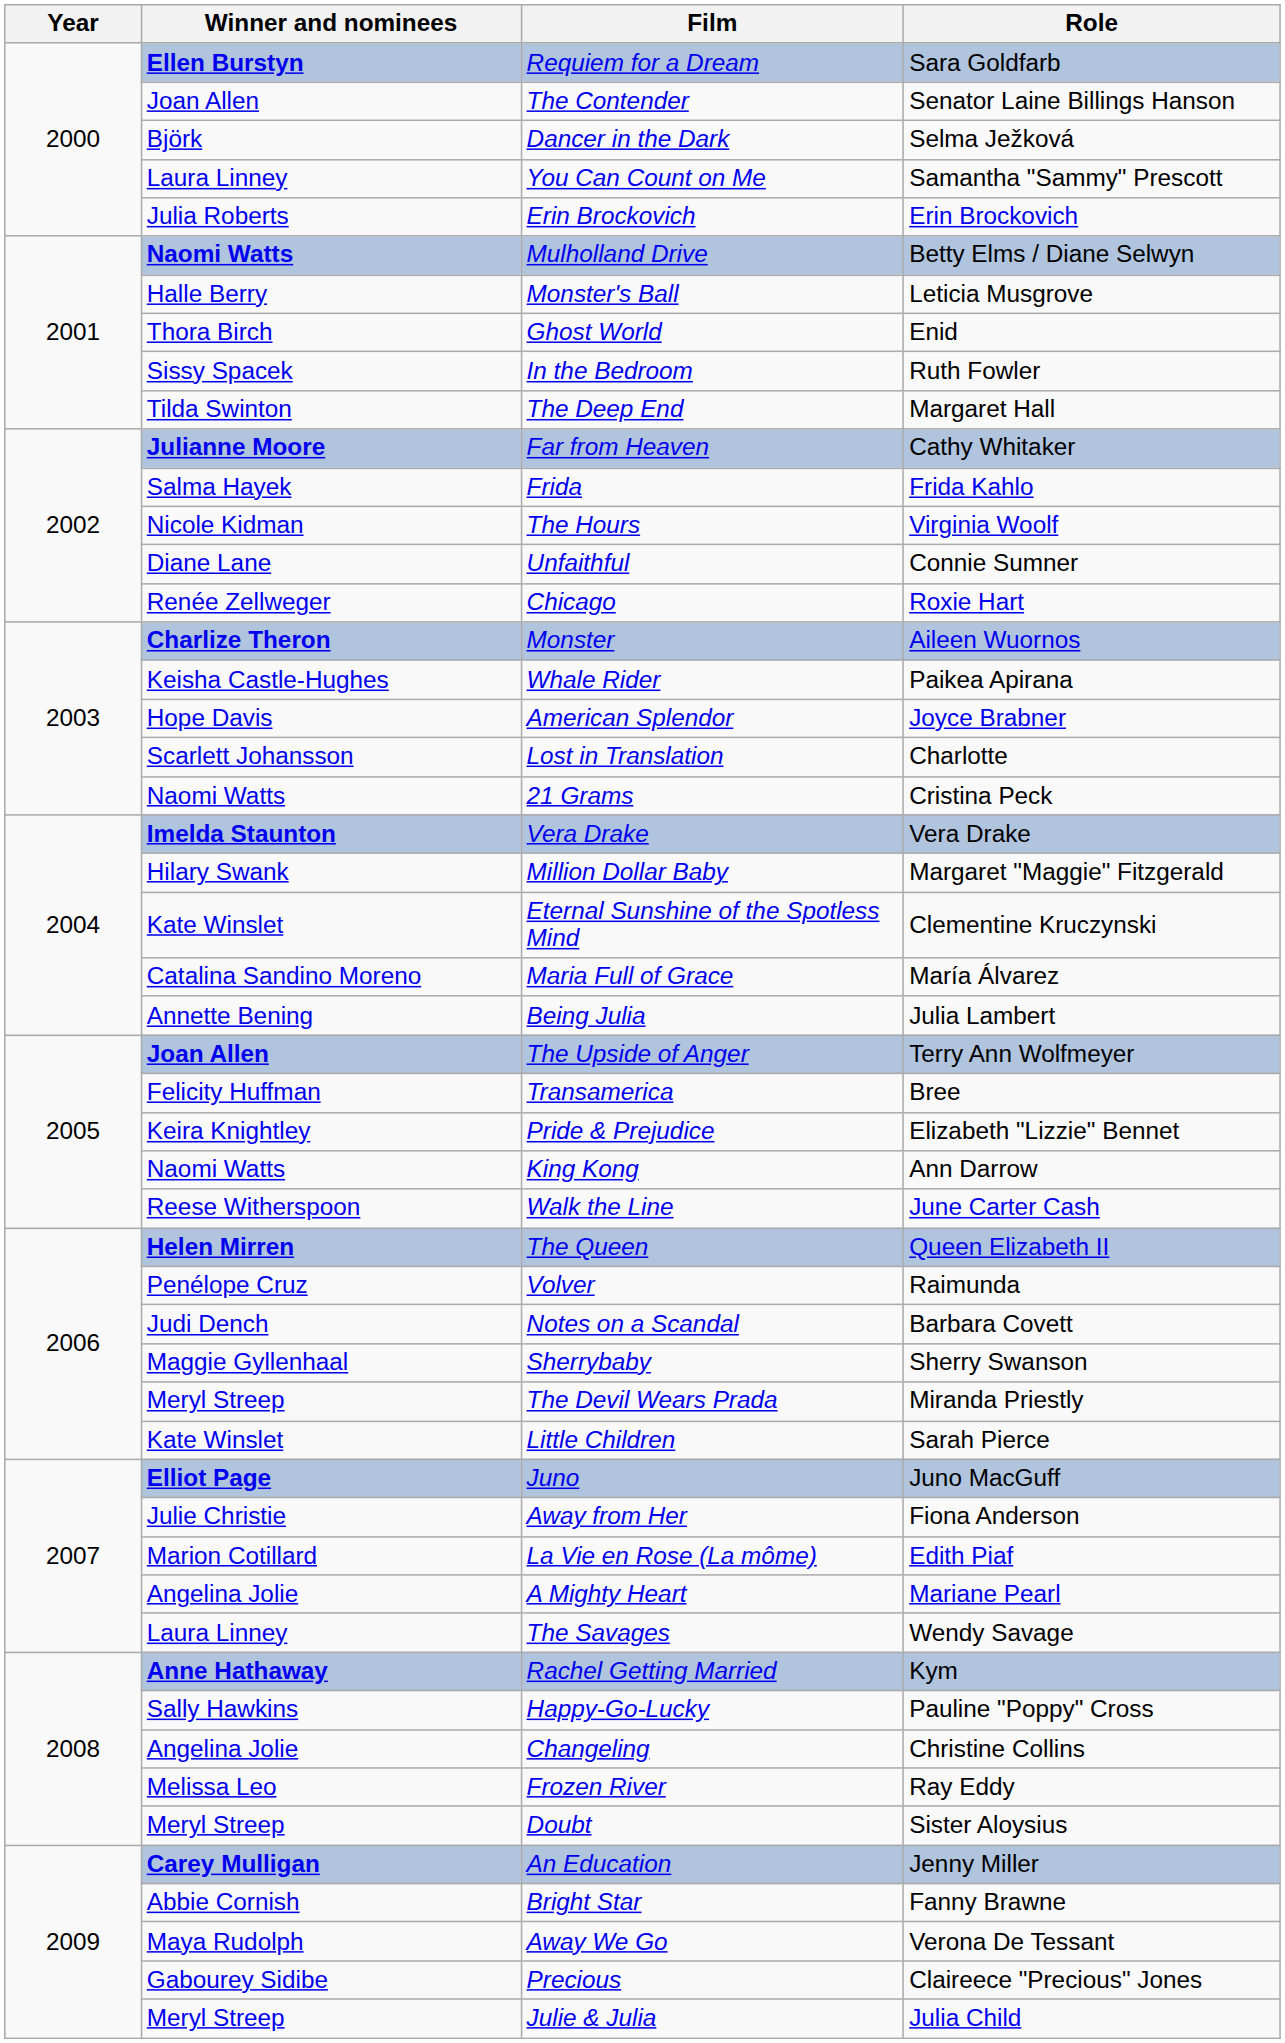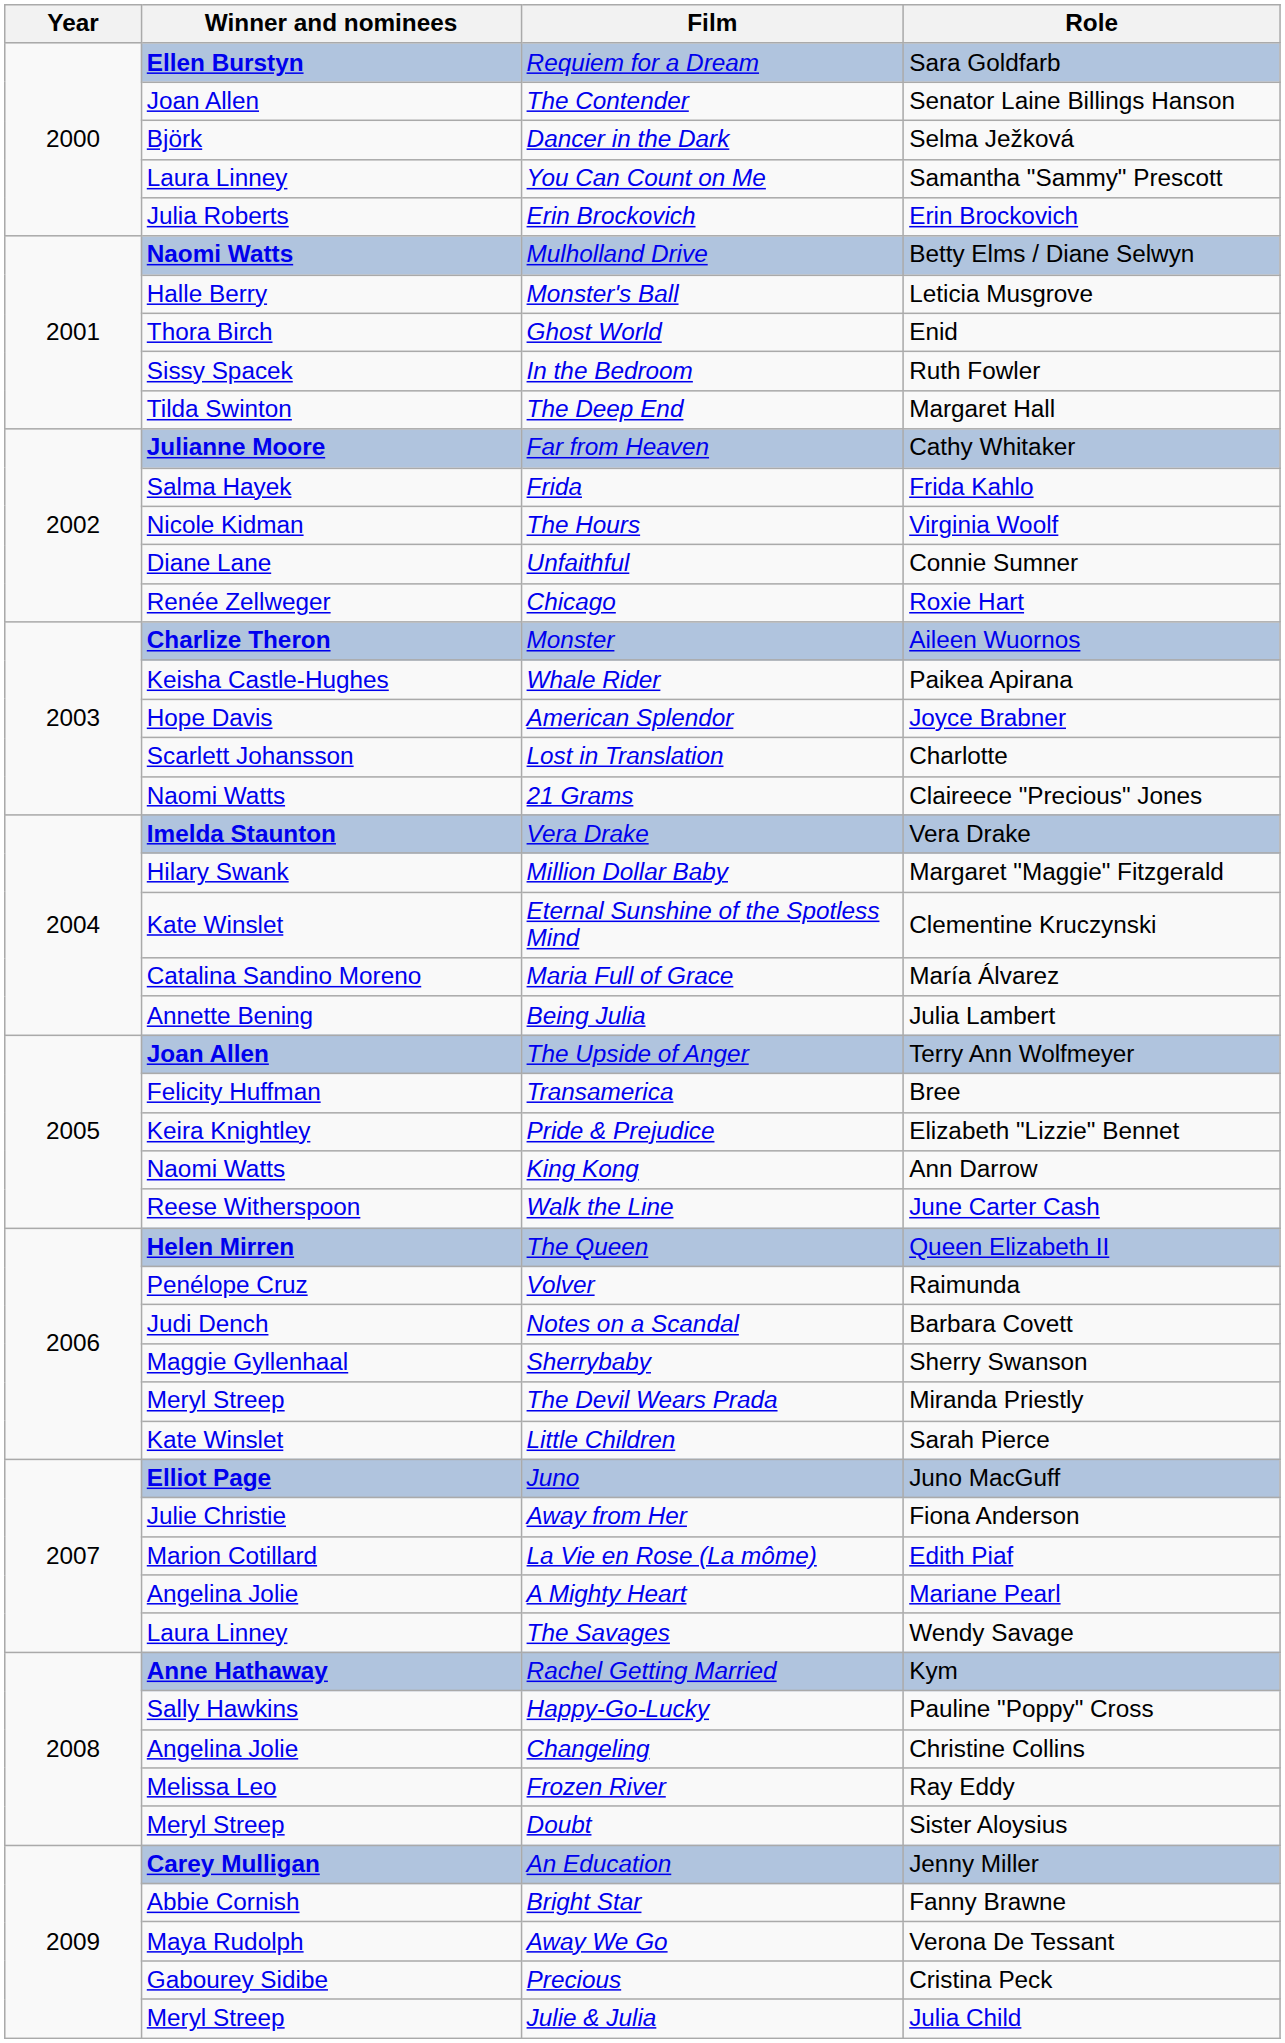(981, 795) Cristina Peck -> (1056, 795) Claireece "Precious" Jones
(1056, 1979) Claireece "Precious" Jones -> (981, 1979) Cristina Peck
